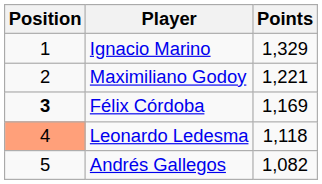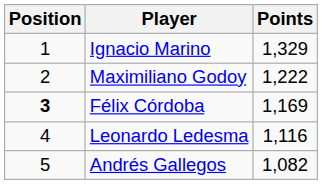(285, 77) 1,221 -> (285, 77) 1,222
(45, 135) lightsalmon background -> (45, 135) no background
(285, 135) 1,118 -> (285, 135) 1,116
